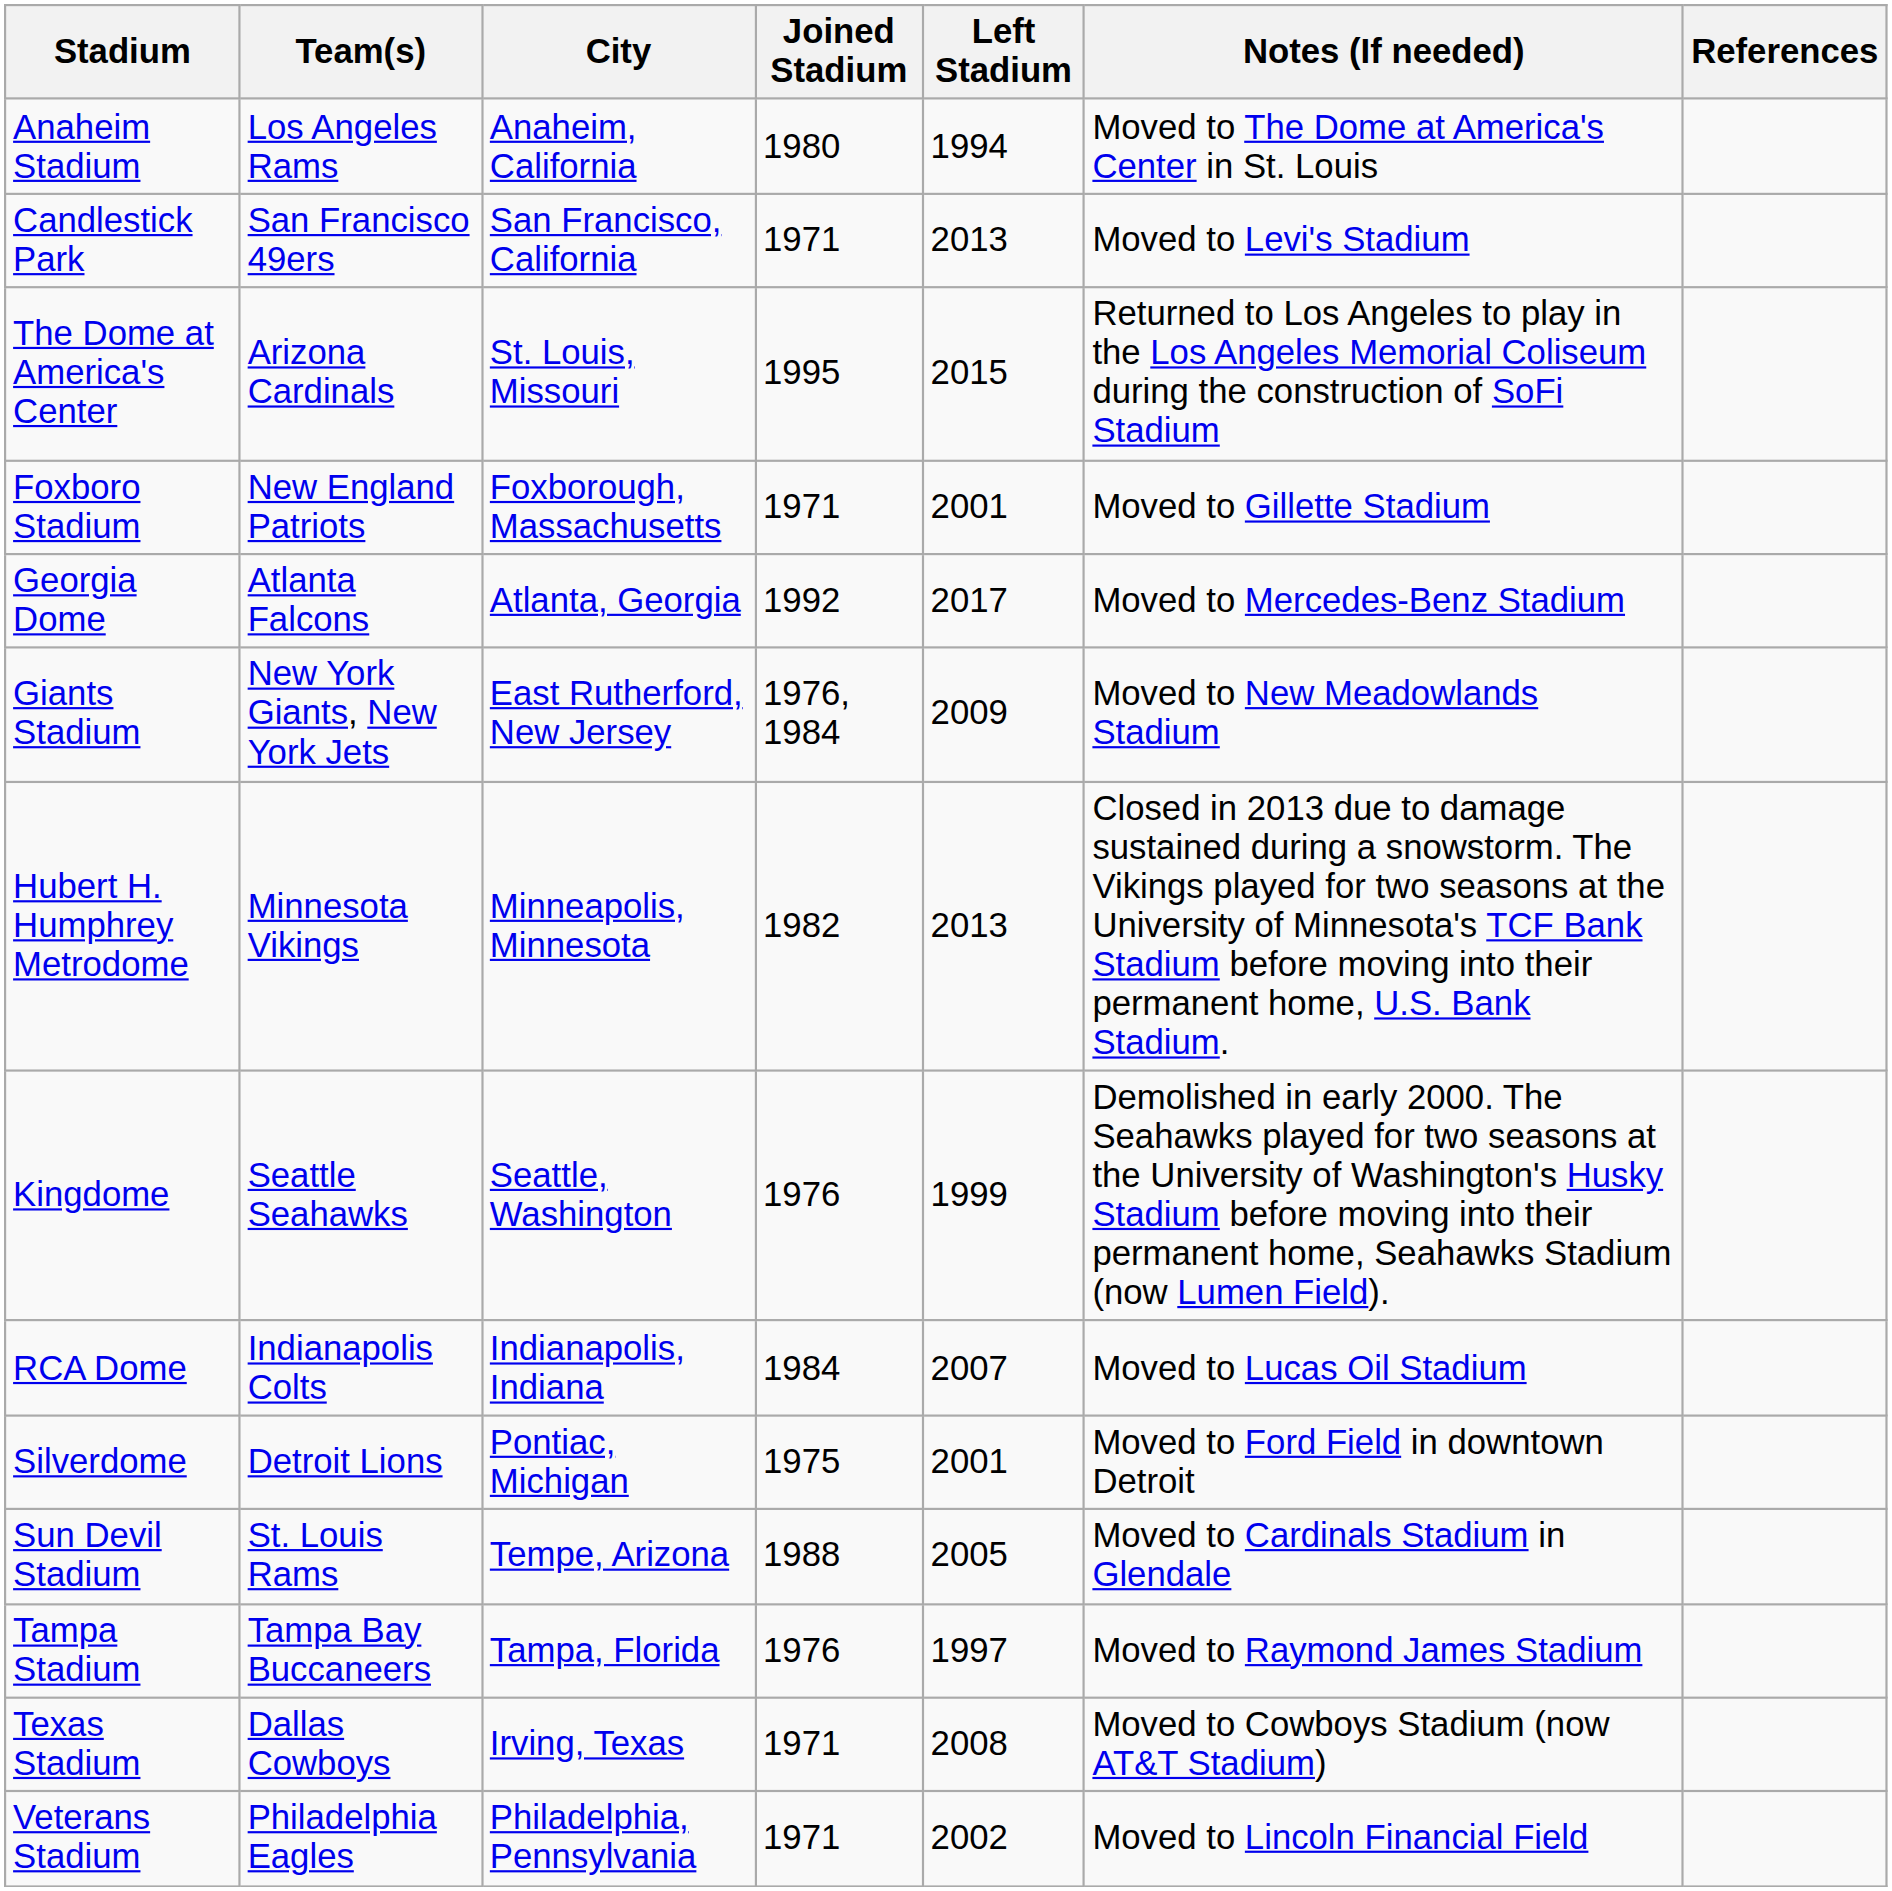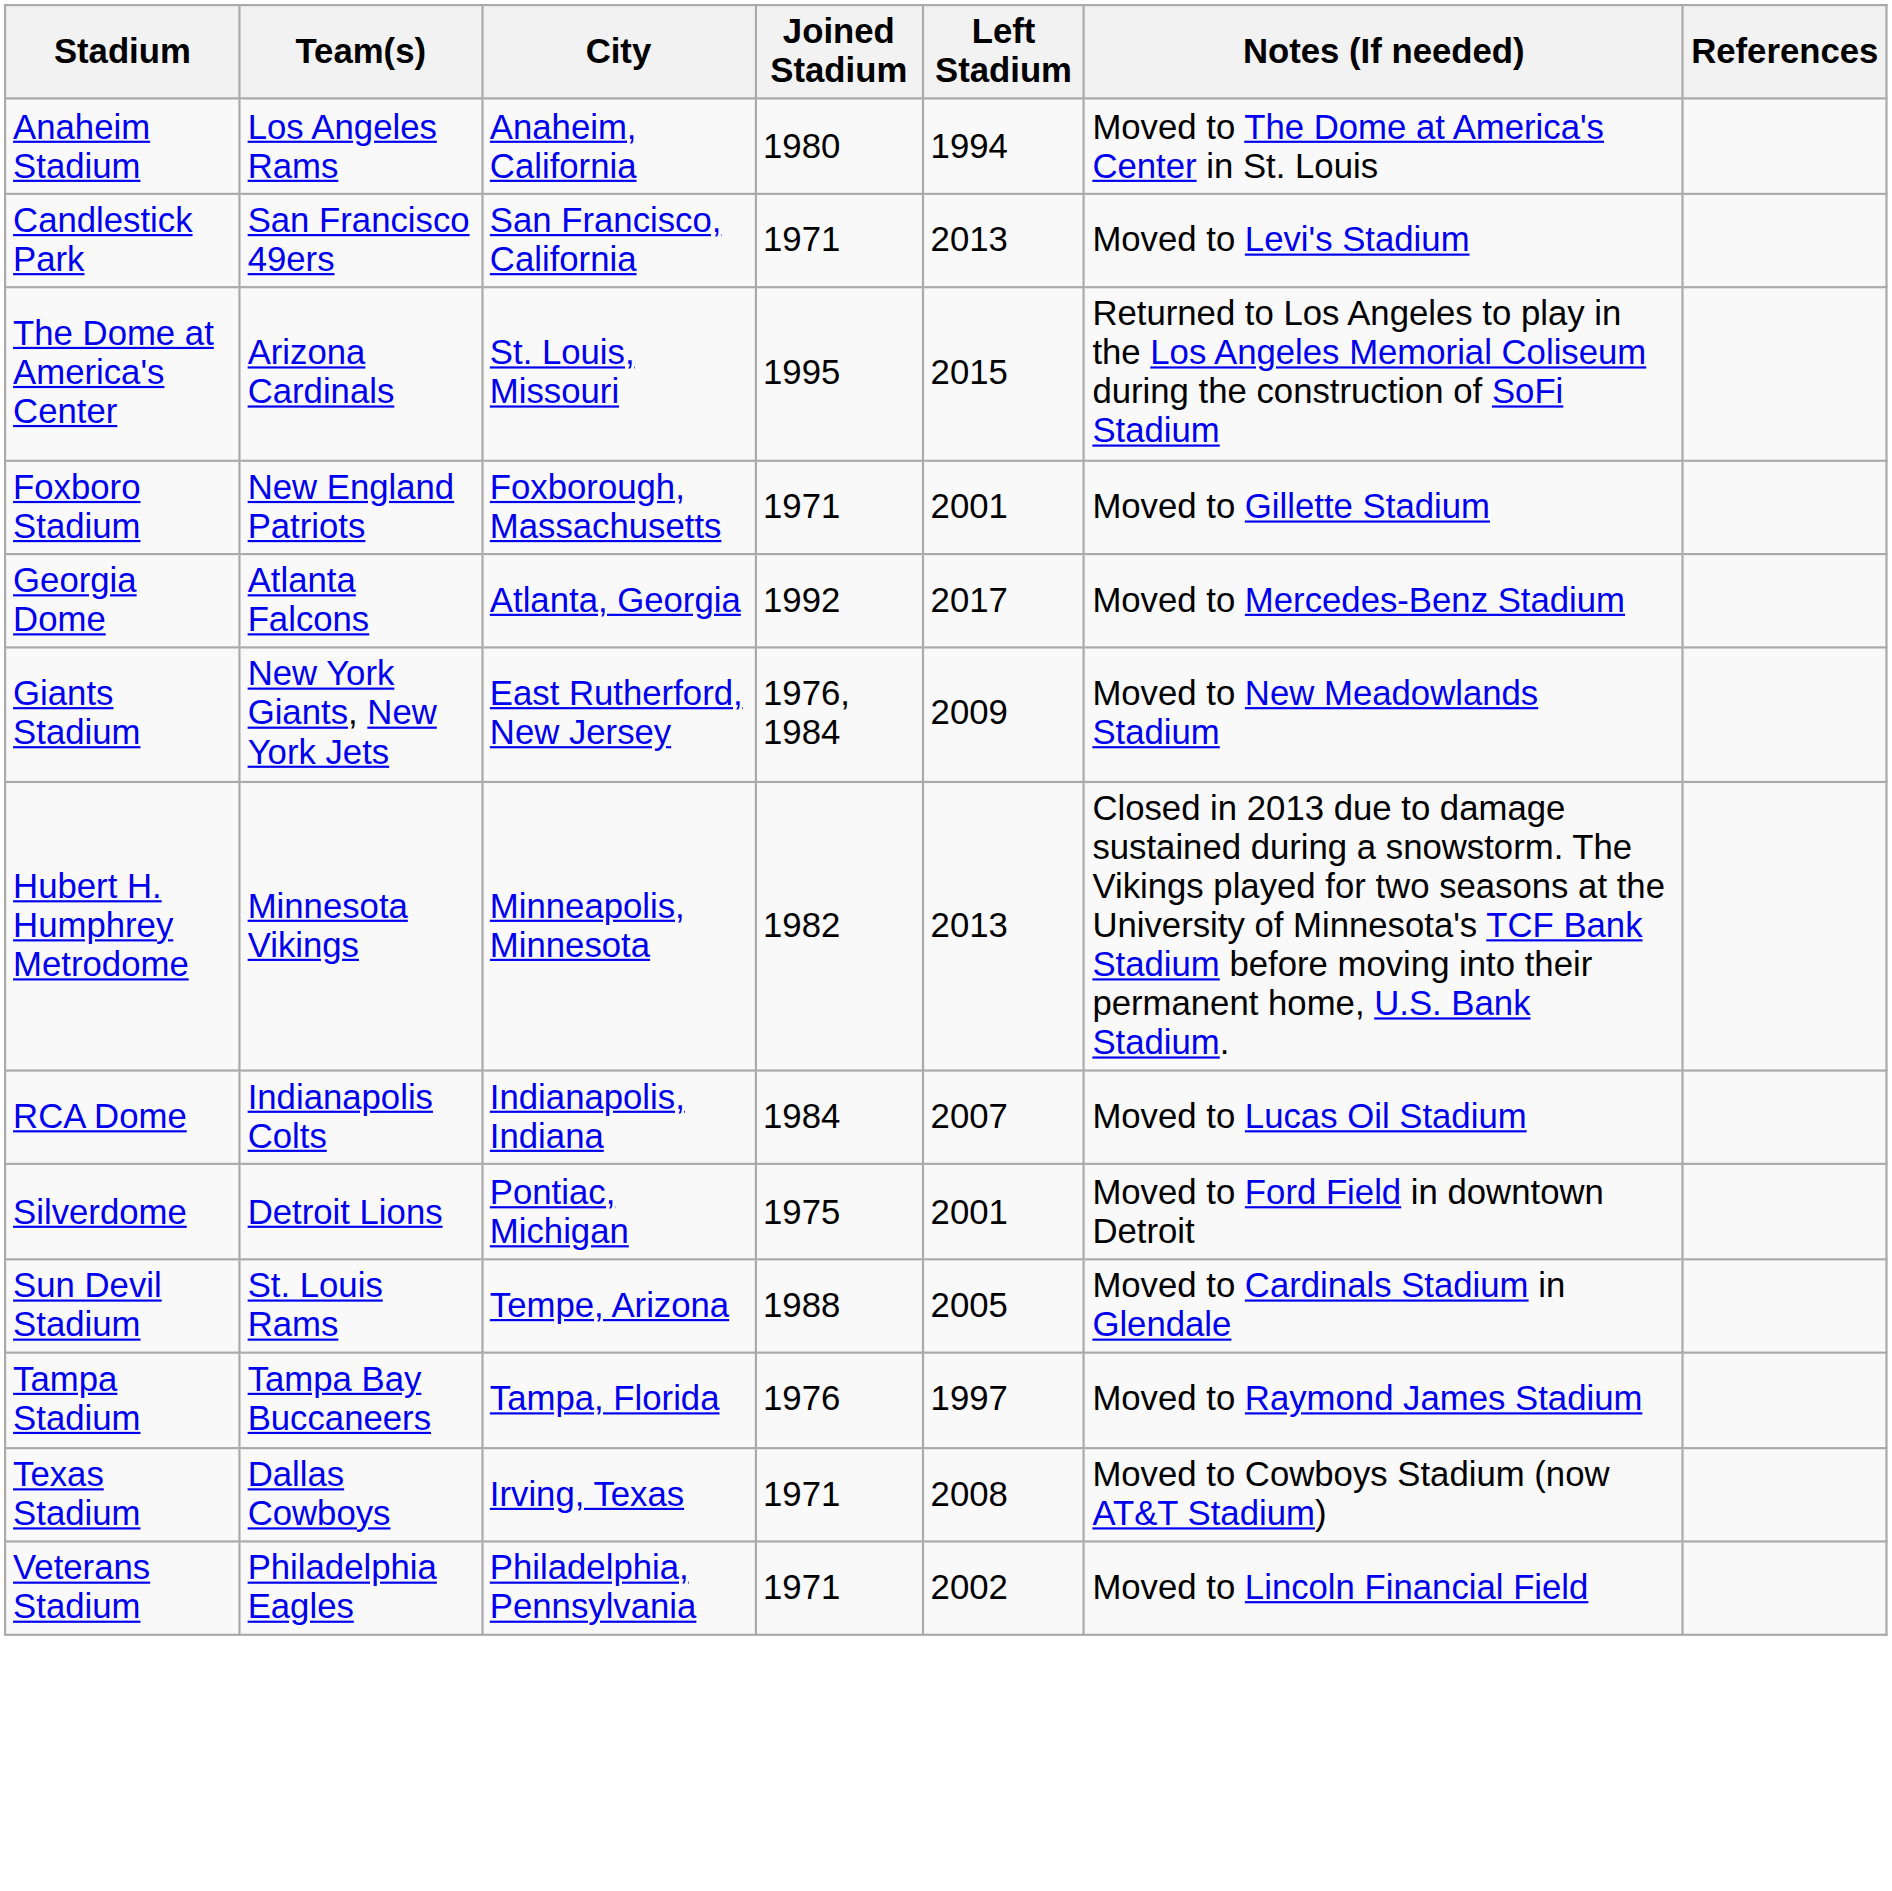- row: (91, 1195)
